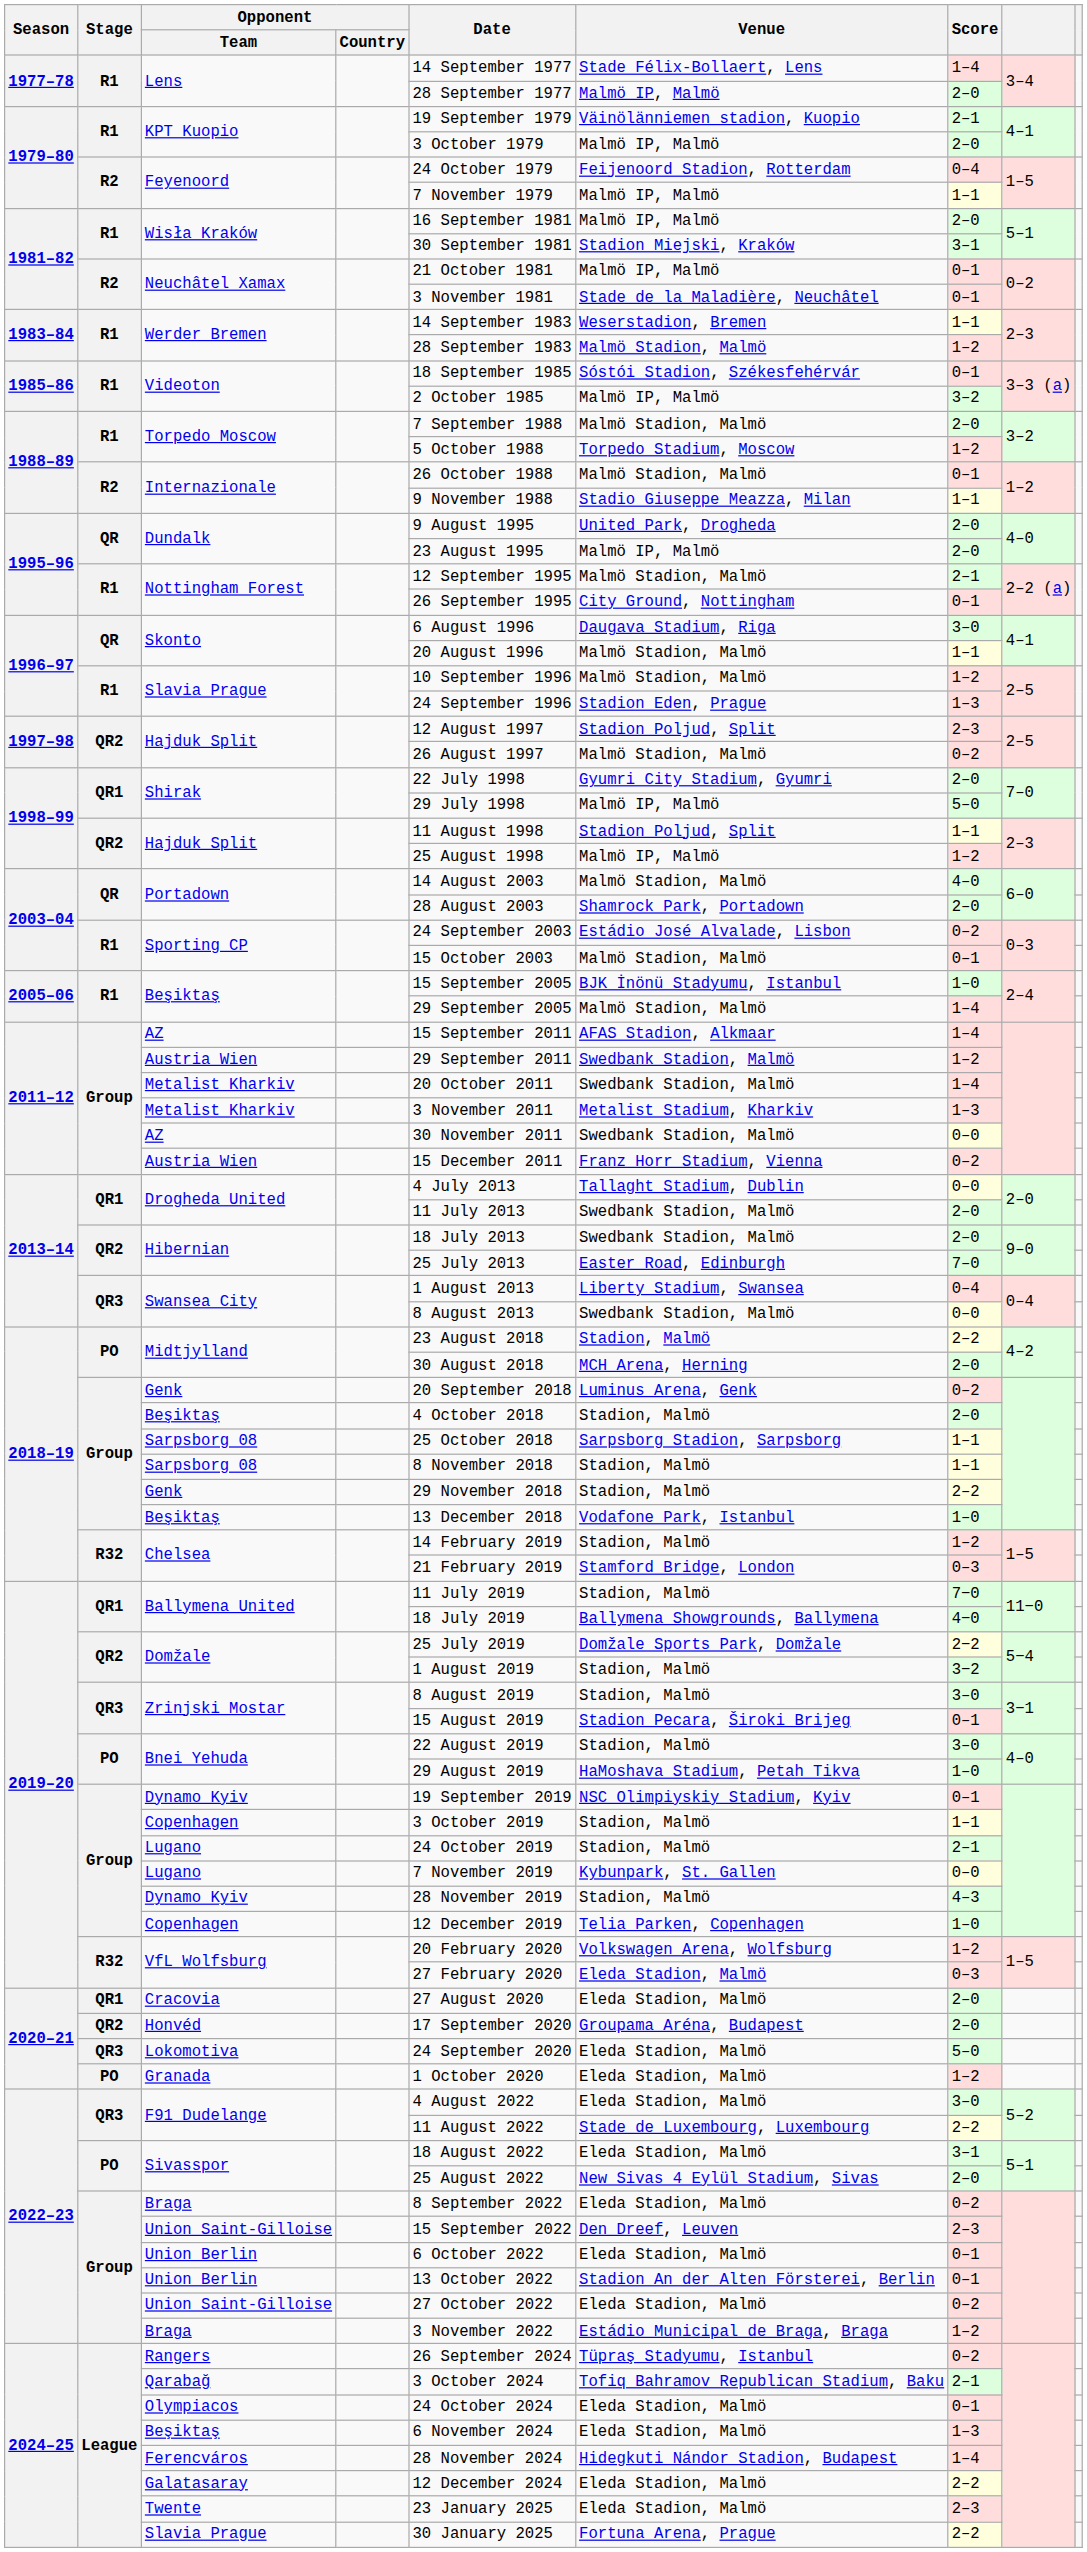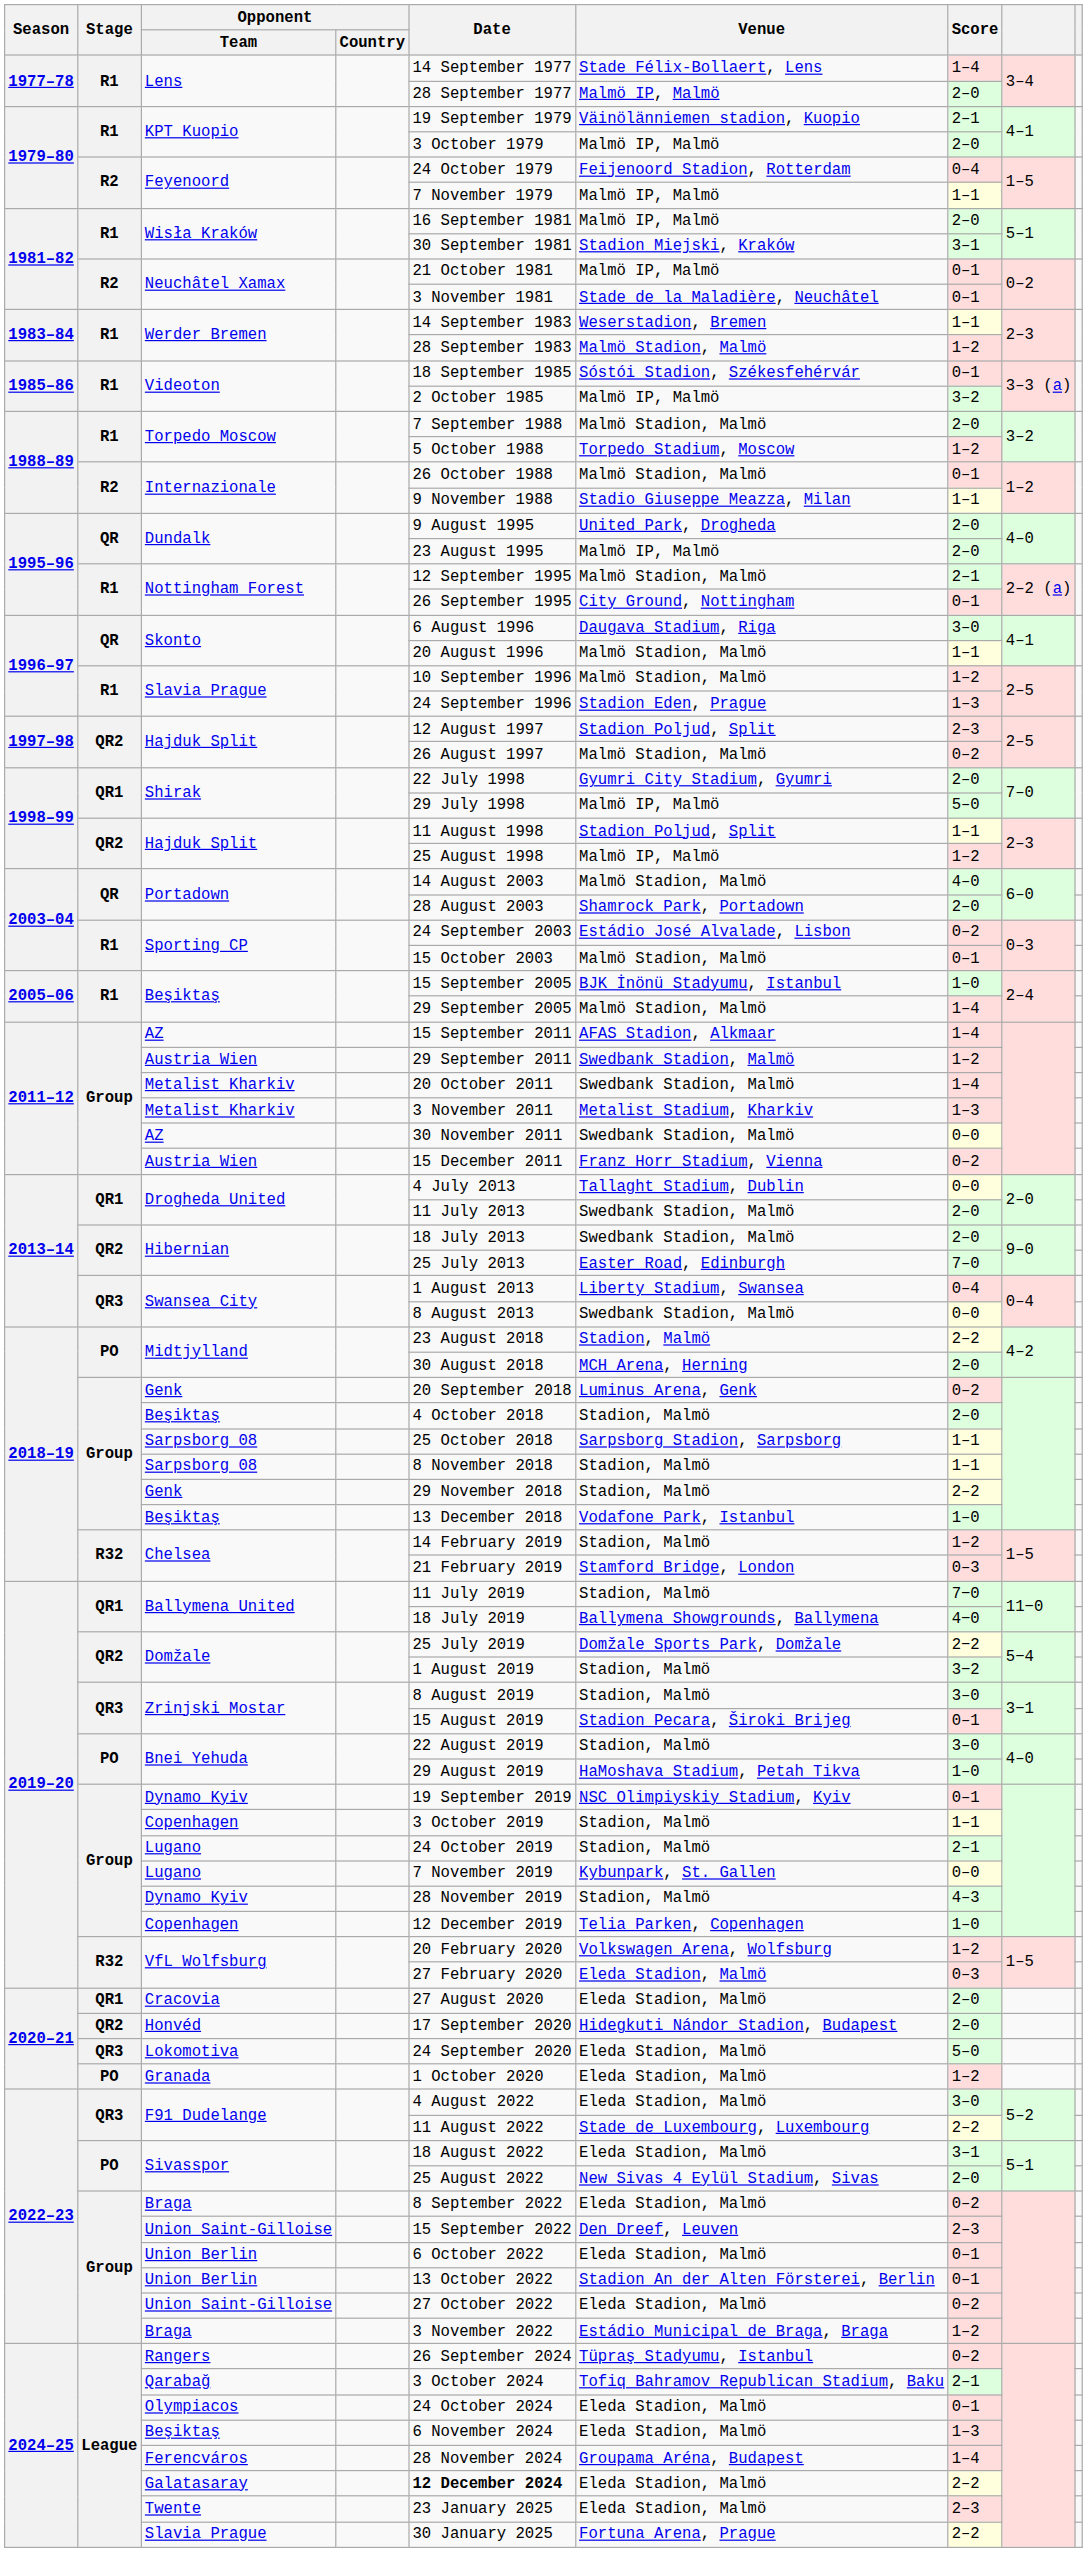(691, 2026) Groupama Aréna, Budapest -> (738, 2026) Hidegkuti Nándor Stadion, Budapest
(738, 2458) Hidegkuti Nándor Stadion, Budapest -> (691, 2458) Groupama Aréna, Budapest
(487, 2484) normal -> (487, 2484) bold
